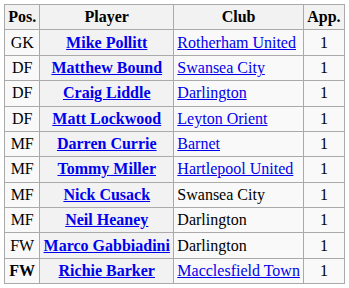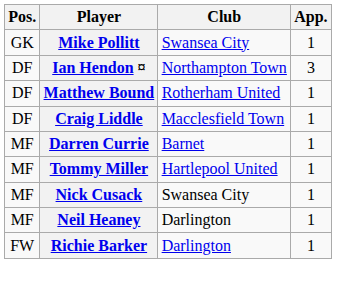(237, 42) Rotherham United -> (205, 42) Swansea City
+ row: (99, 67)
(221, 67) Swansea City -> (221, 93) Rotherham United
(212, 93) Darlington -> (223, 118) Macclesfield Town
- row: (107, 118)
- row: (107, 245)
(22, 270) bold -> (22, 245) normal
(239, 270) Macclesfield Town -> (196, 245) Darlington
